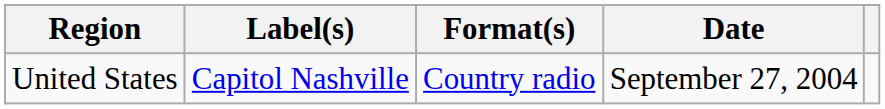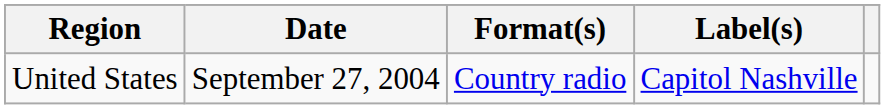columns swapped: (734, 28) <-> (300, 28)
